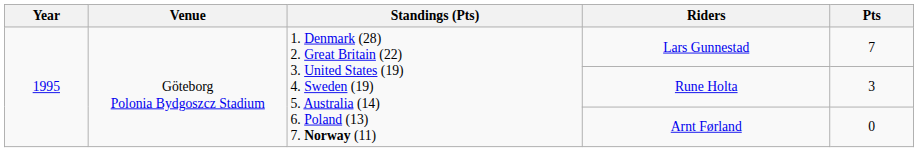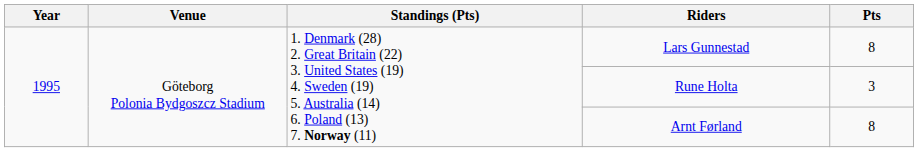(872, 47) 7 -> (872, 47) 8
(872, 127) 0 -> (872, 127) 8
